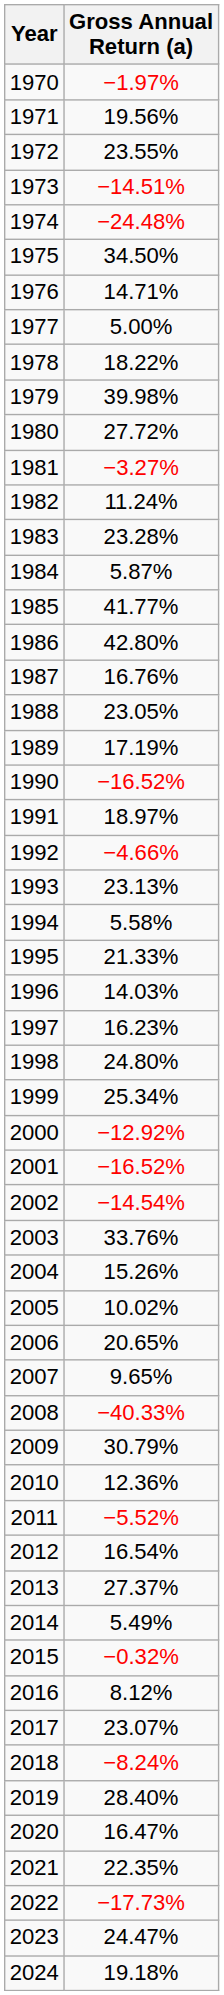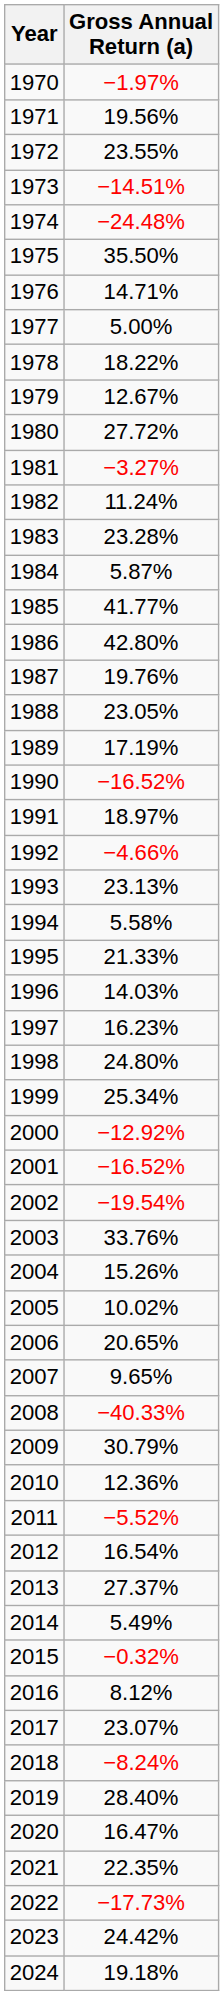(141, 256) 34.50% -> (141, 256) 35.50%
(141, 397) 39.98% -> (141, 397) 12.67%
(141, 677) 16.76% -> (141, 677) 19.76%
(141, 1202) −14.54% -> (141, 1202) −19.54%
(141, 1937) 24.47% -> (141, 1937) 24.42%
